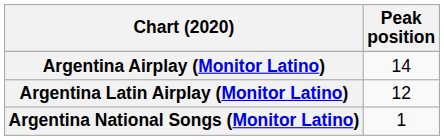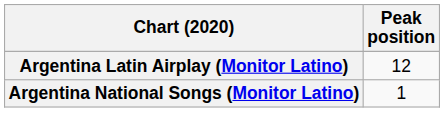- row: (184, 65)
